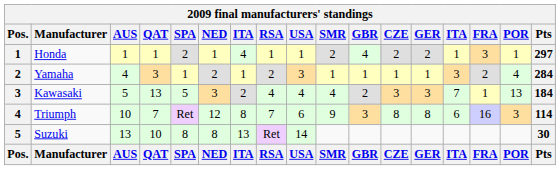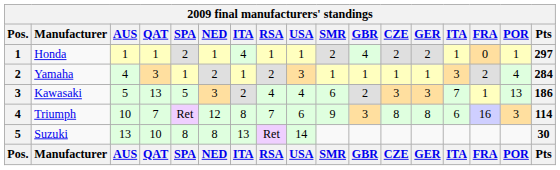(485, 54) 3 -> (485, 54) 0
(333, 93) 4 -> (333, 93) 6
(544, 93) 184 -> (544, 93) 186
